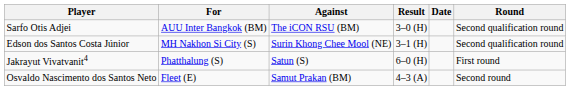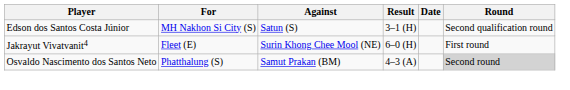- row: (39, 28)
(331, 43) Surin Khong Chee Mool (NE) -> (279, 28) Satun (S)
(192, 60) Phatthalung (S) -> (179, 45) Fleet (E)
(290, 60) Satun (S) -> (320, 45) Surin Khong Chee Mool (NE)
(179, 77) Fleet (E) -> (192, 62) Phatthalung (S)
(483, 77) no background -> (473, 62) lightgrey background
